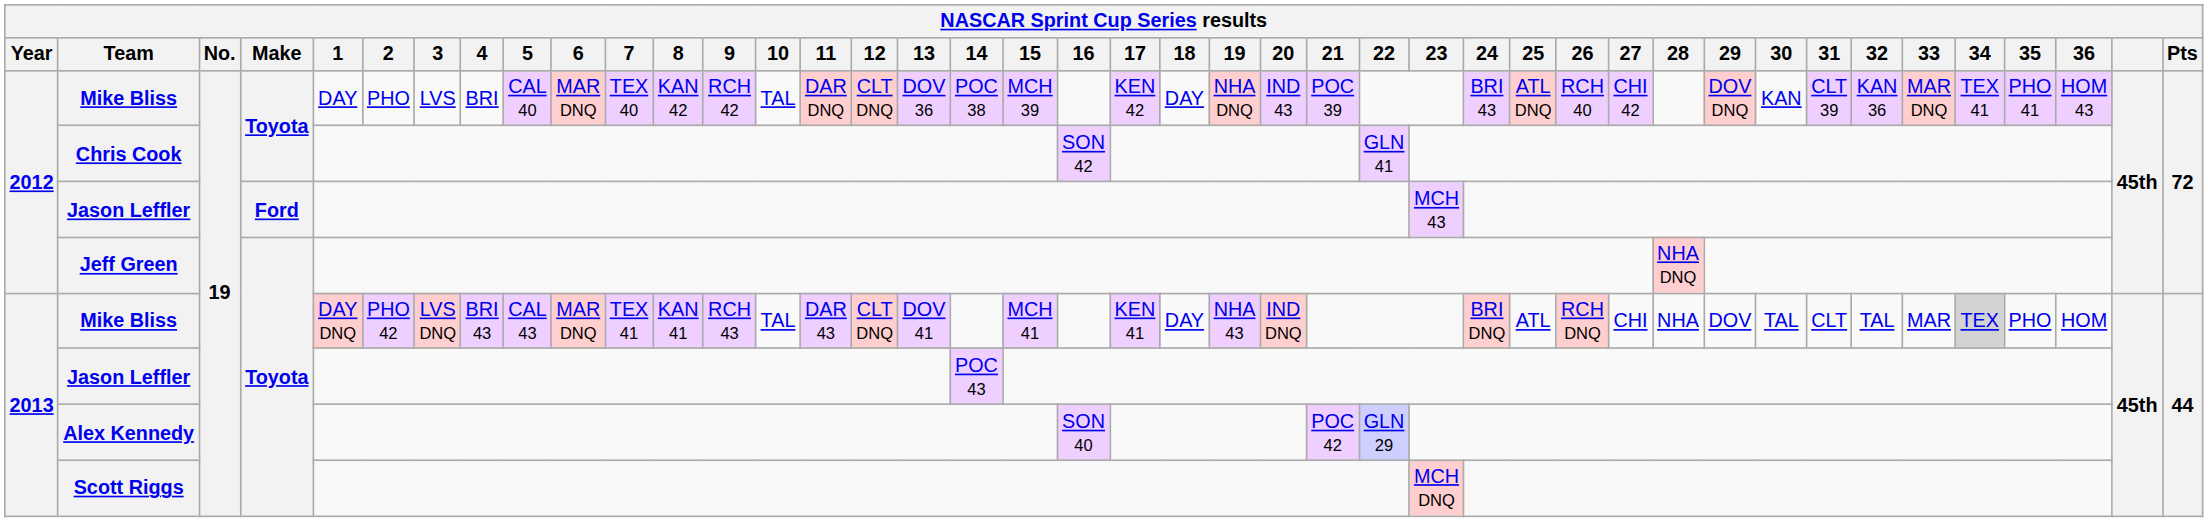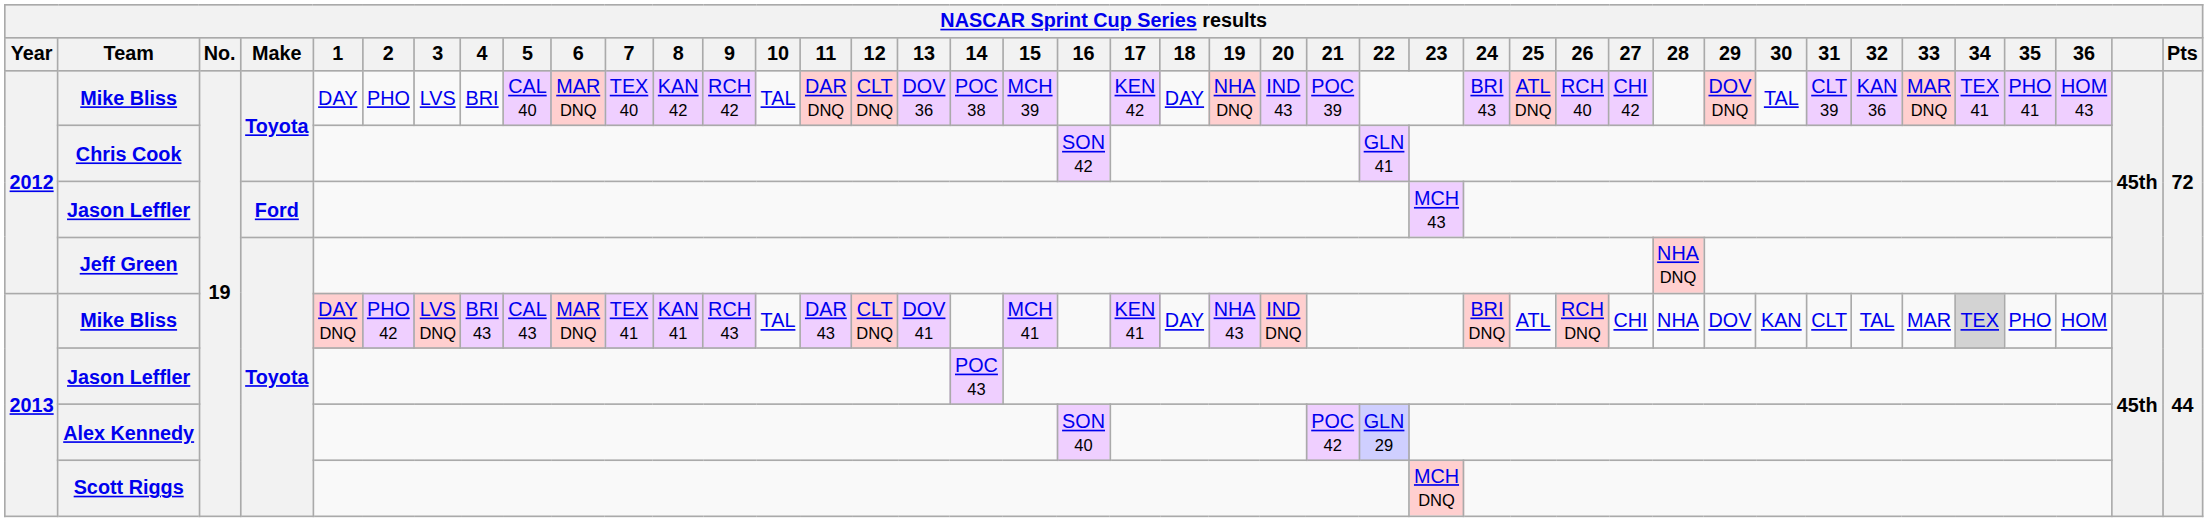(1781, 98) KAN -> (1781, 98) TAL
(1781, 321) TAL -> (1781, 321) KAN
